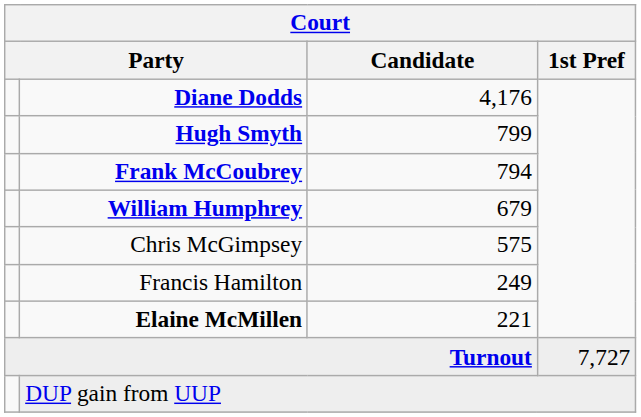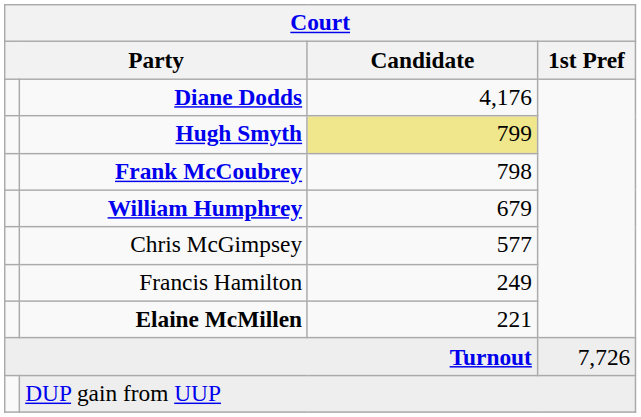(514, 134) no background -> (514, 134) khaki background
(514, 171) 794 -> (514, 171) 798
(514, 245) 575 -> (514, 245) 577
(604, 356) 7,727 -> (604, 356) 7,726
